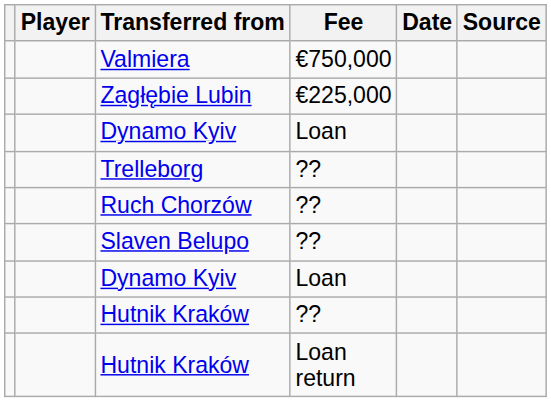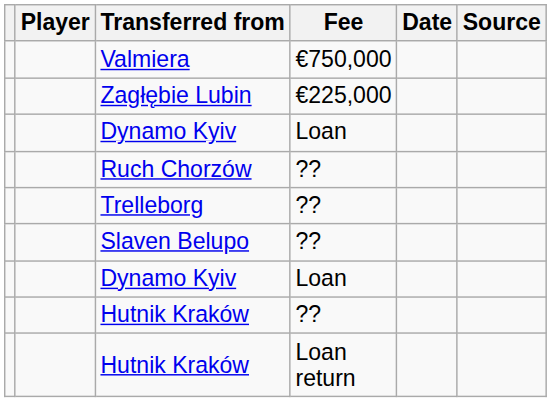rows swapped: (152, 168) <-> (176, 205)
